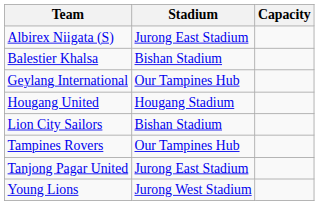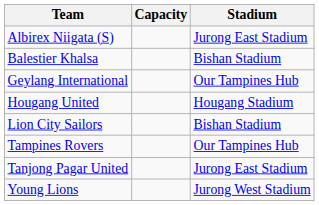columns swapped: (193, 15) <-> (284, 15)
